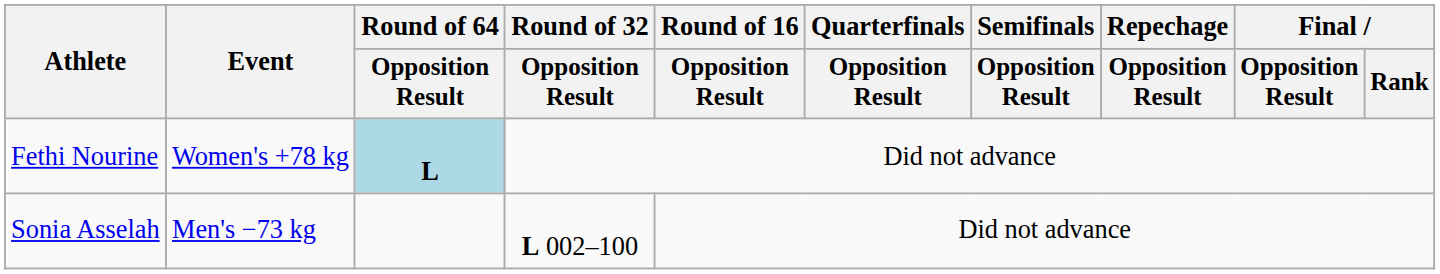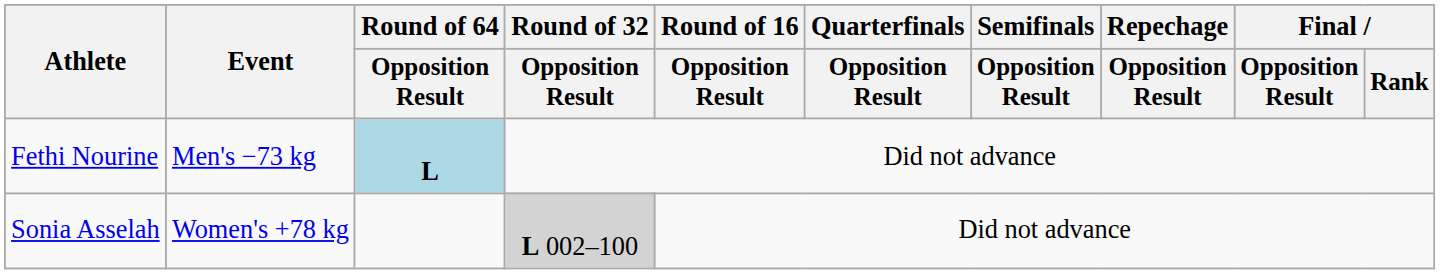(260, 156) Women's +78 kg -> (244, 156) Men's −73 kg
(244, 230) Men's −73 kg -> (260, 230) Women's +78 kg
(580, 246) no background -> (580, 246) lightgrey background
